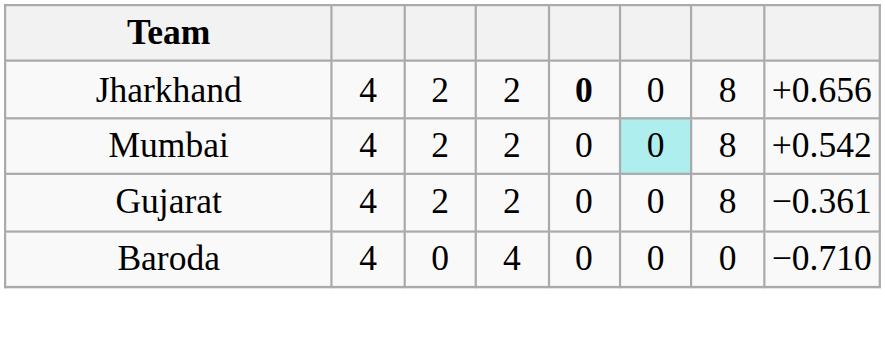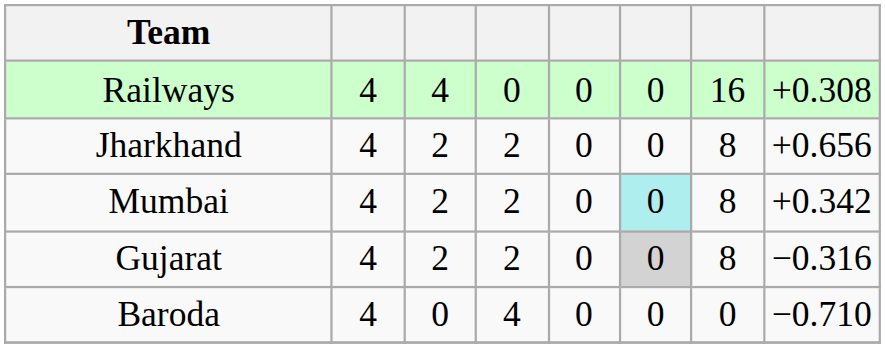+ row: (169, 88)
(584, 88) bold -> (584, 145) normal
(822, 145) +0.542 -> (822, 201) +0.342
(656, 201) no background -> (656, 257) lightgrey background
(822, 201) −0.361 -> (822, 257) −0.316
